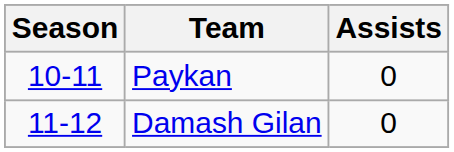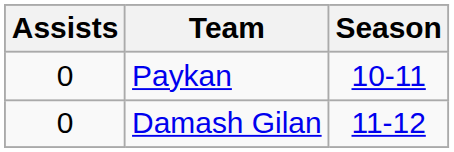columns swapped: (65, 28) <-> (389, 28)
